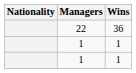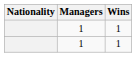- row: (81, 28)
